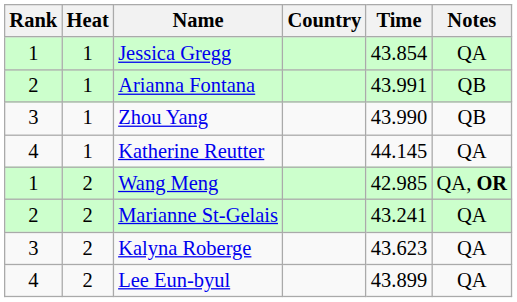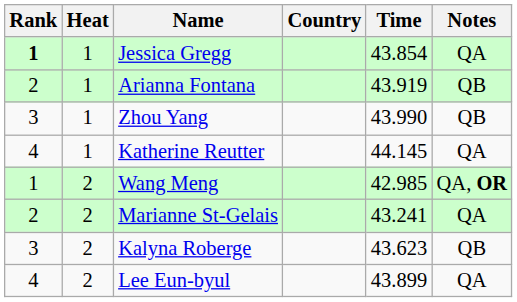(33, 53) normal -> (33, 53) bold
(399, 85) 43.991 -> (399, 85) 43.919
(472, 248) QA -> (472, 248) QB
